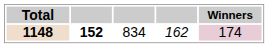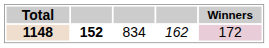(230, 32) 174 -> (230, 32) 172
